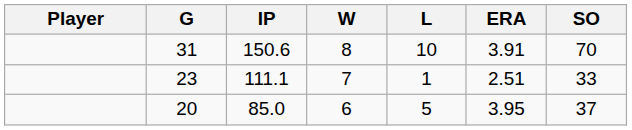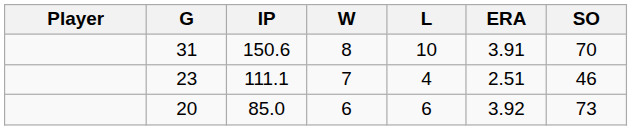(426, 79) 1 -> (426, 79) 4
(586, 79) 33 -> (586, 79) 46
(426, 109) 5 -> (426, 109) 6
(506, 109) 3.95 -> (506, 109) 3.92
(586, 109) 37 -> (586, 109) 73
